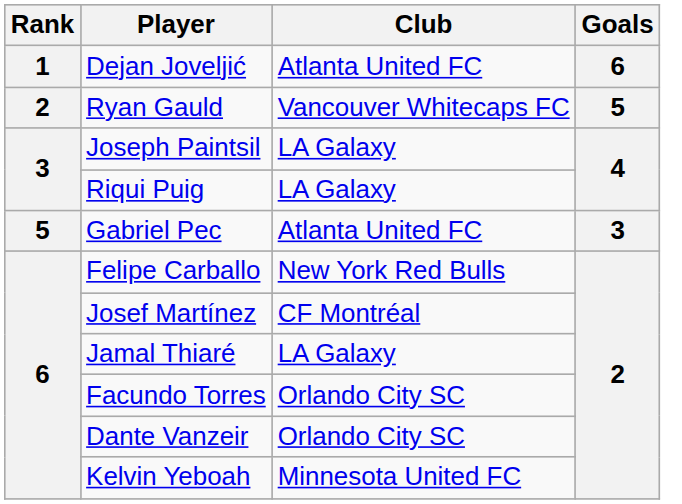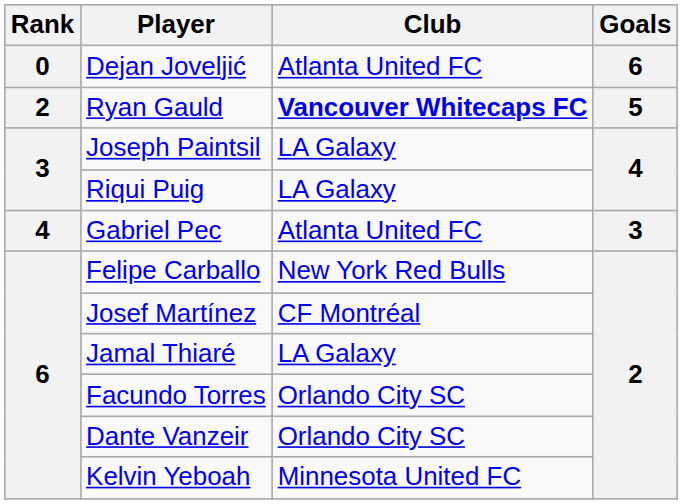(42, 66) 1 -> (42, 66) 0
(424, 107) normal -> (433, 107) bold
(42, 230) 5 -> (42, 230) 4
